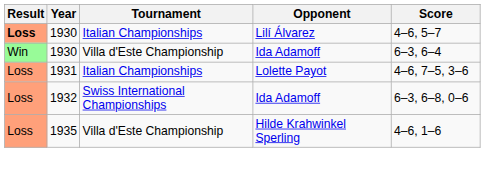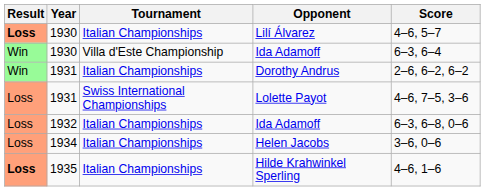+ row: (63, 71)
(142, 71) Italian Championships -> (134, 98) Swiss International Championships
(134, 98) Swiss International Championships -> (142, 124) Italian Championships
+ row: (63, 143)
(20, 131) normal -> (21, 169) bold
(153, 131) Villa d'Este Championship -> (142, 169) Italian Championships
